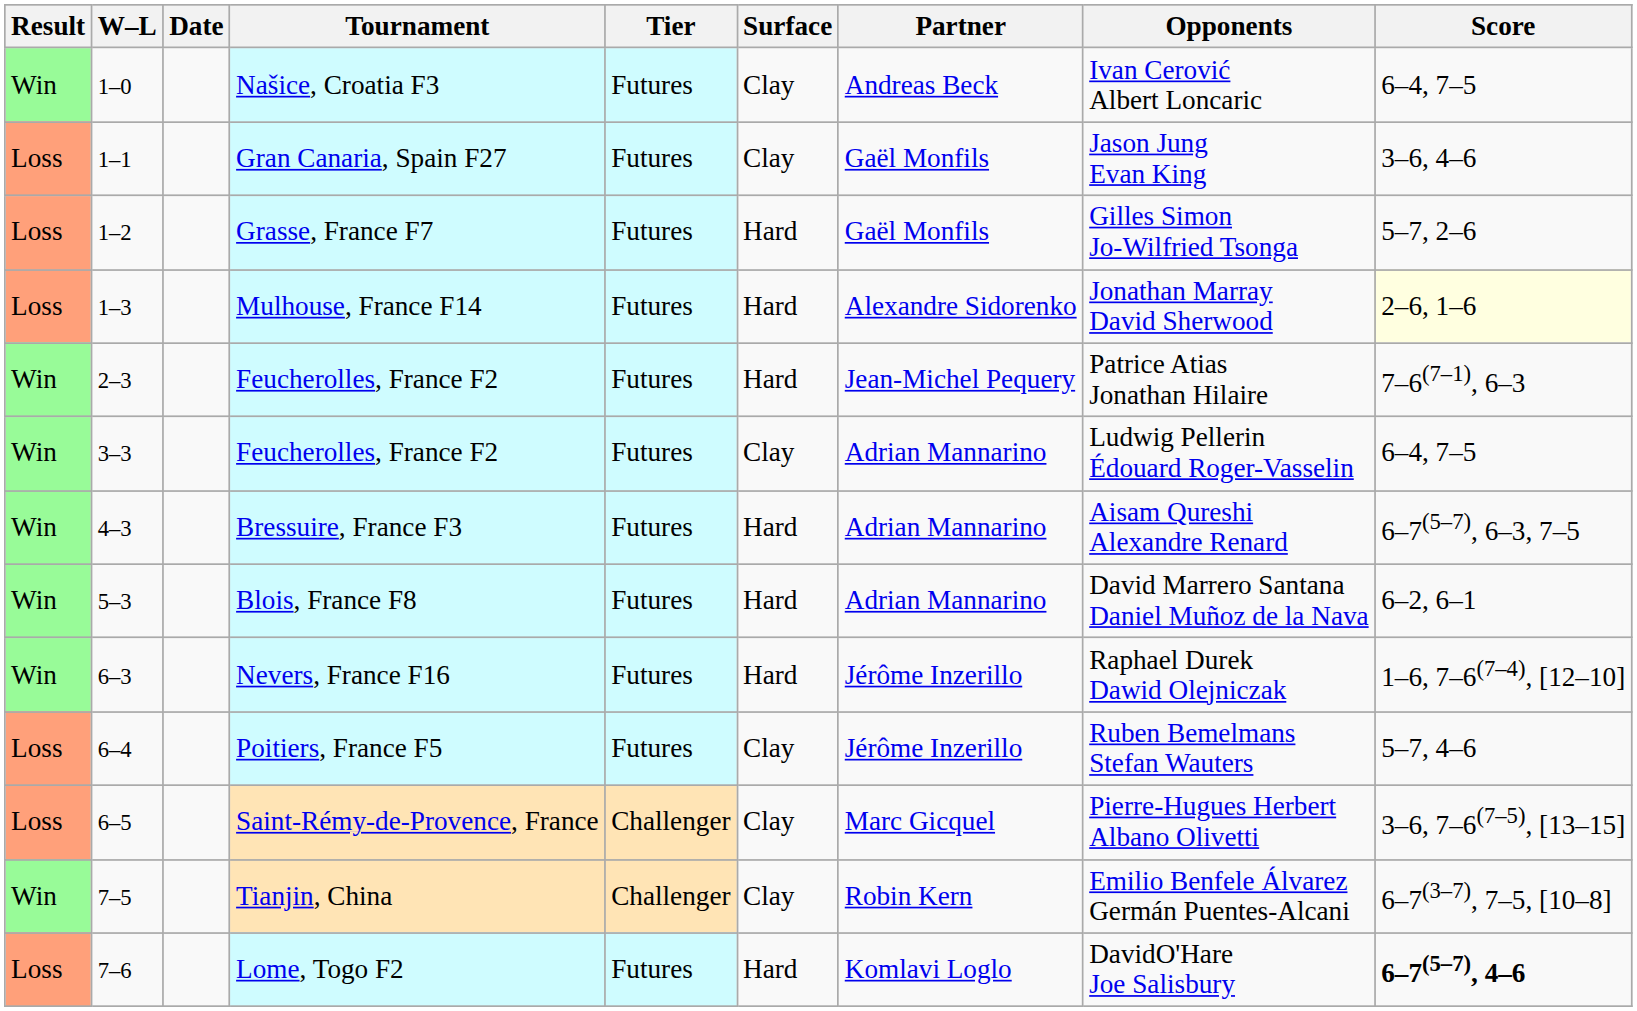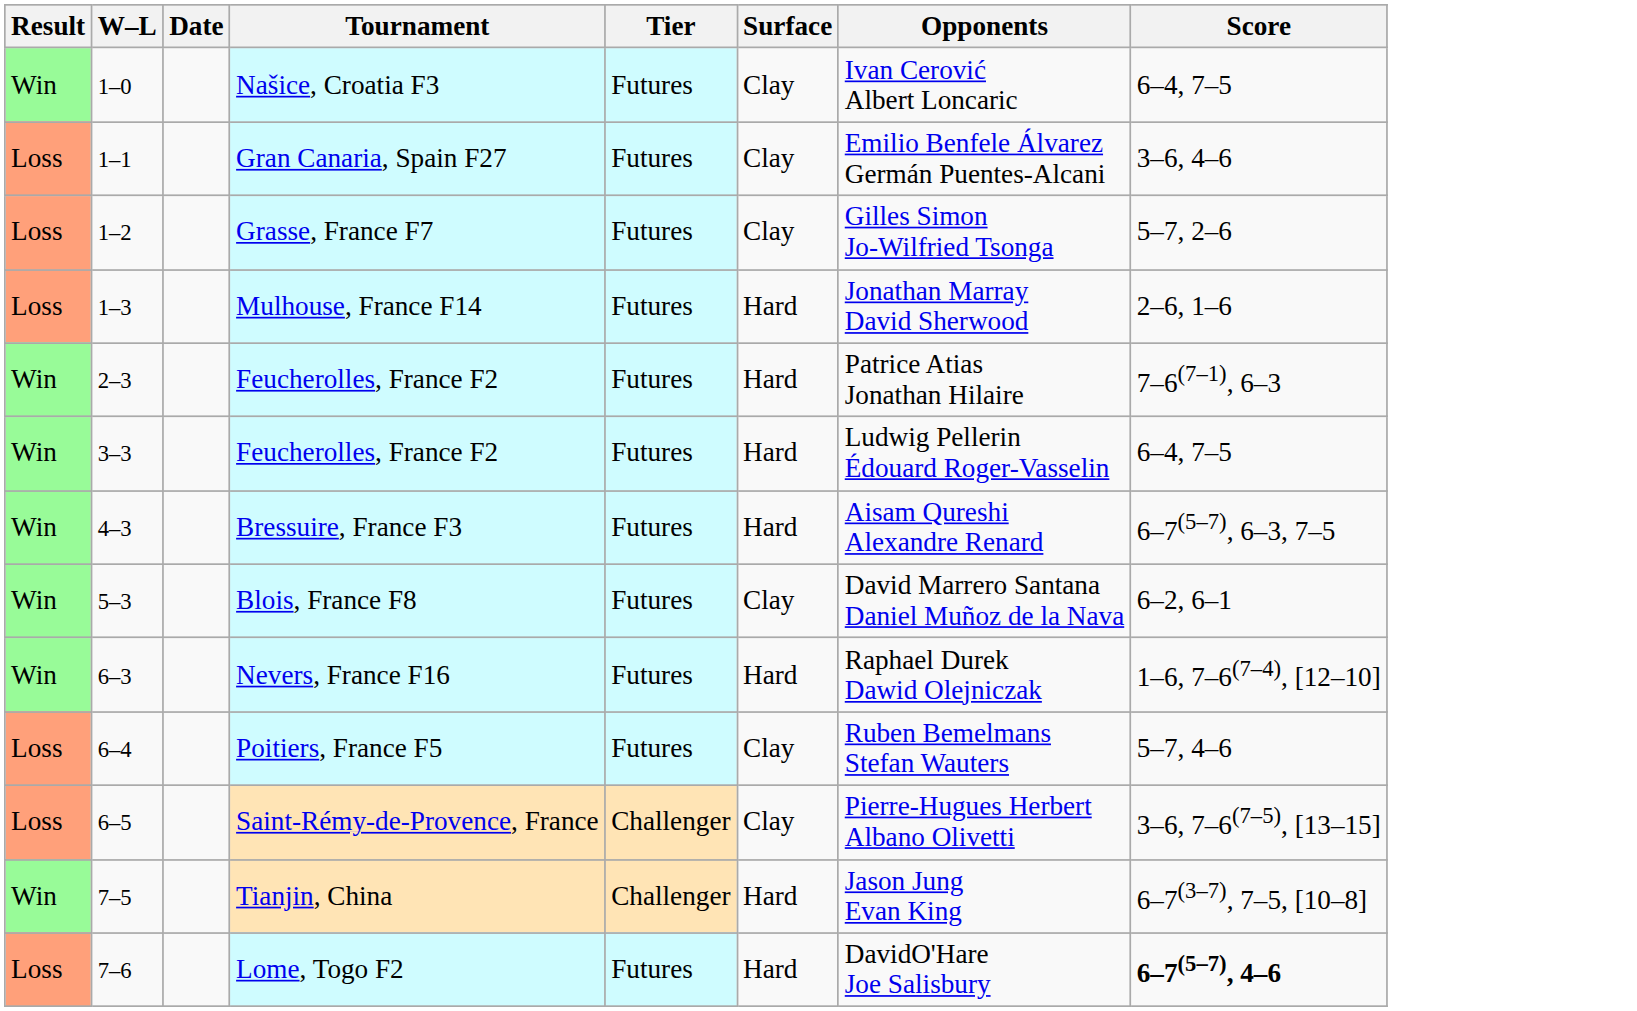- column: (961, 26)
(1148, 158) Jason Jung Evan King -> (975, 158) Emilio Benfele Álvarez Germán Puentes-Alcani
(770, 231) Hard -> (769, 231) Clay
(1429, 305) lightyellow background -> (1184, 305) no background
(769, 453) Clay -> (770, 453) Hard
(770, 600) Hard -> (769, 600) Clay
(769, 895) Clay -> (770, 895) Hard
(1219, 895) Emilio Benfele Álvarez Germán Puentes-Alcani -> (904, 895) Jason Jung Evan King
